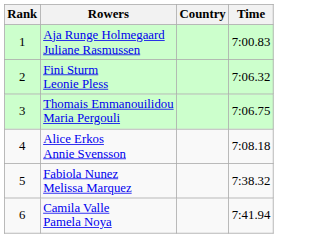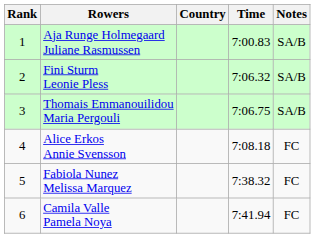+ column: (292, 14)
